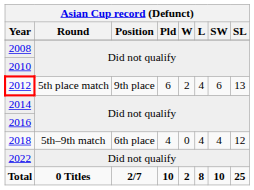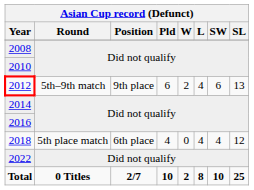(73, 85) 5th place match -> (73, 85) 5th–9th match
(73, 140) 5th–9th match -> (73, 140) 5th place match
